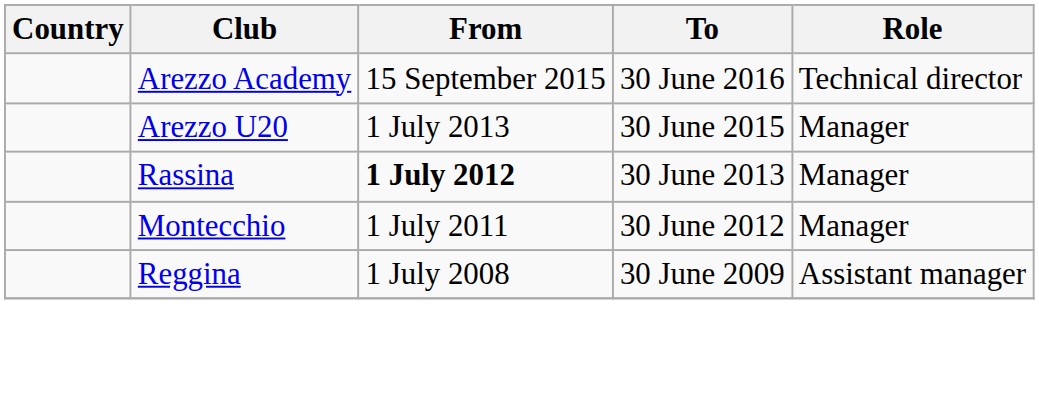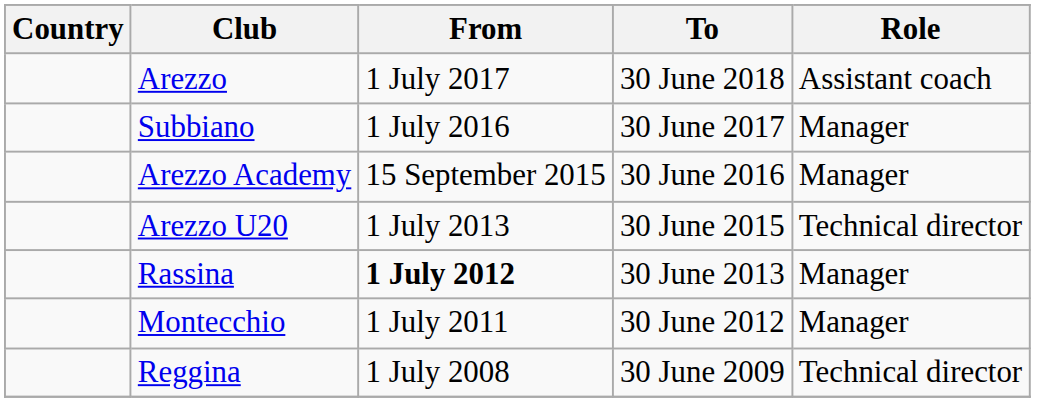+ row: (182, 77)
+ row: (196, 126)
(910, 77) Technical director -> (854, 175) Manager
(854, 126) Manager -> (910, 224) Technical director
(912, 273) Assistant manager -> (910, 371) Technical director
